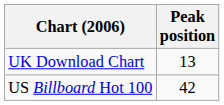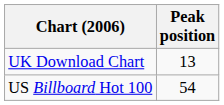(187, 87) 42 -> (187, 87) 54
